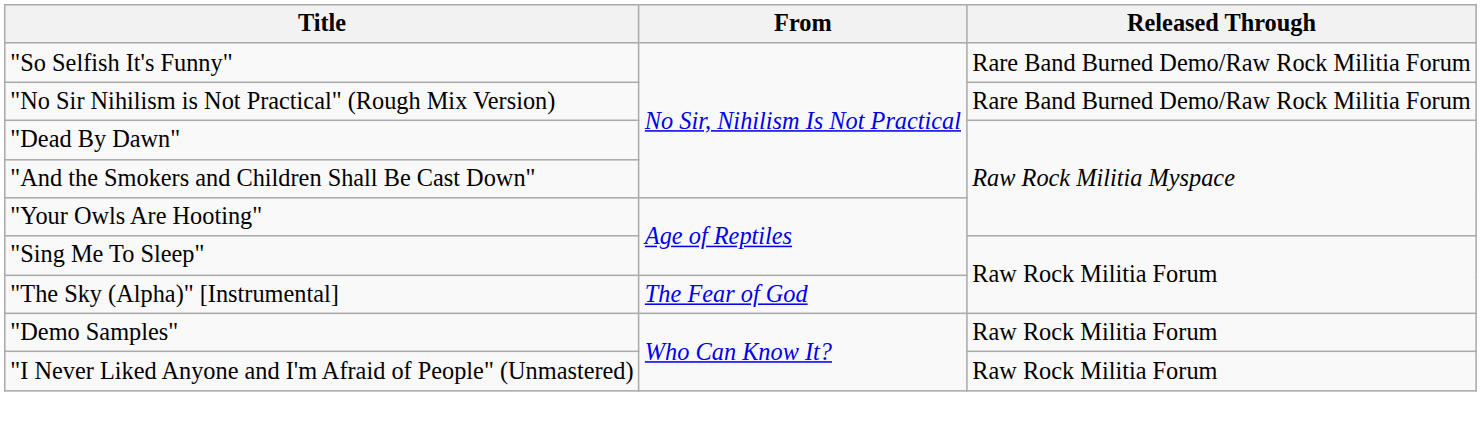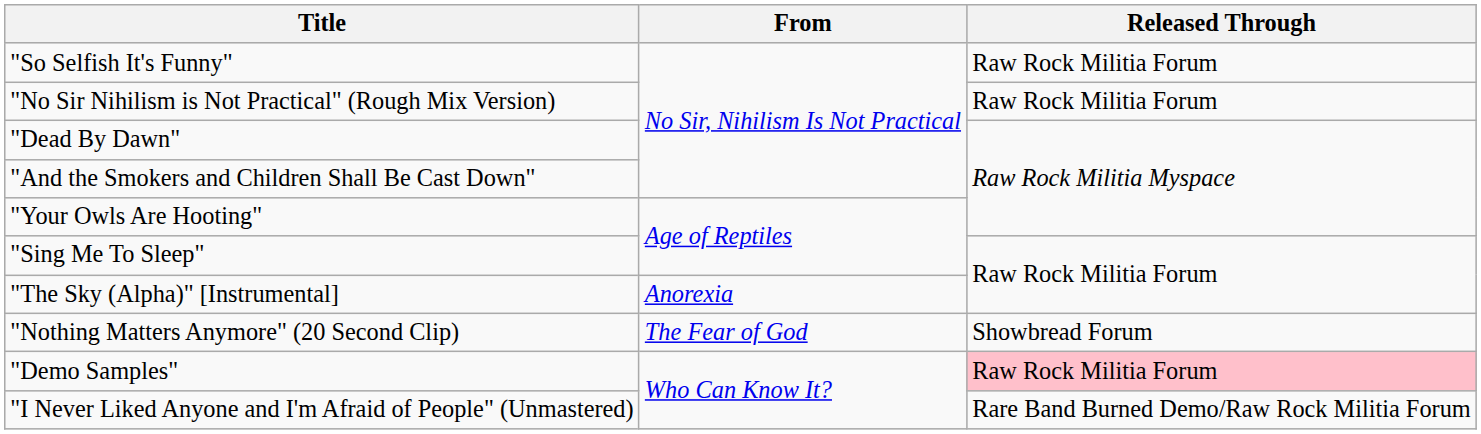(1221, 62) Rare Band Burned Demo/Raw Rock Militia Forum -> (1095, 62) Raw Rock Militia Forum
(1221, 100) Rare Band Burned Demo/Raw Rock Militia Forum -> (1095, 100) Raw Rock Militia Forum
(726, 293) The Fear of God -> (689, 293) Anorexia
+ row: (235, 332)
(1095, 332) no background -> (1095, 370) pink background
(1095, 370) Raw Rock Militia Forum -> (1221, 409) Rare Band Burned Demo/Raw Rock Militia Forum
